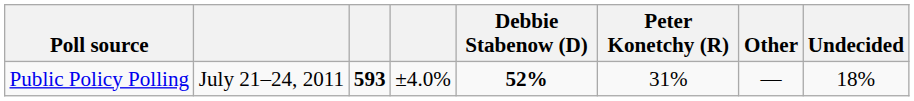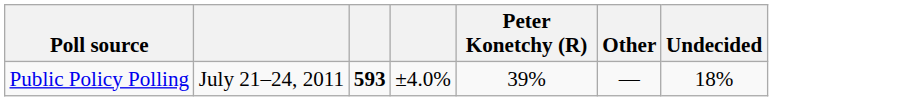- column: (527, 33)
(668, 78) 31% -> (527, 78) 39%
